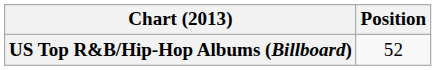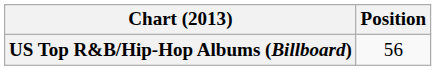(393, 49) 52 -> (393, 49) 56
